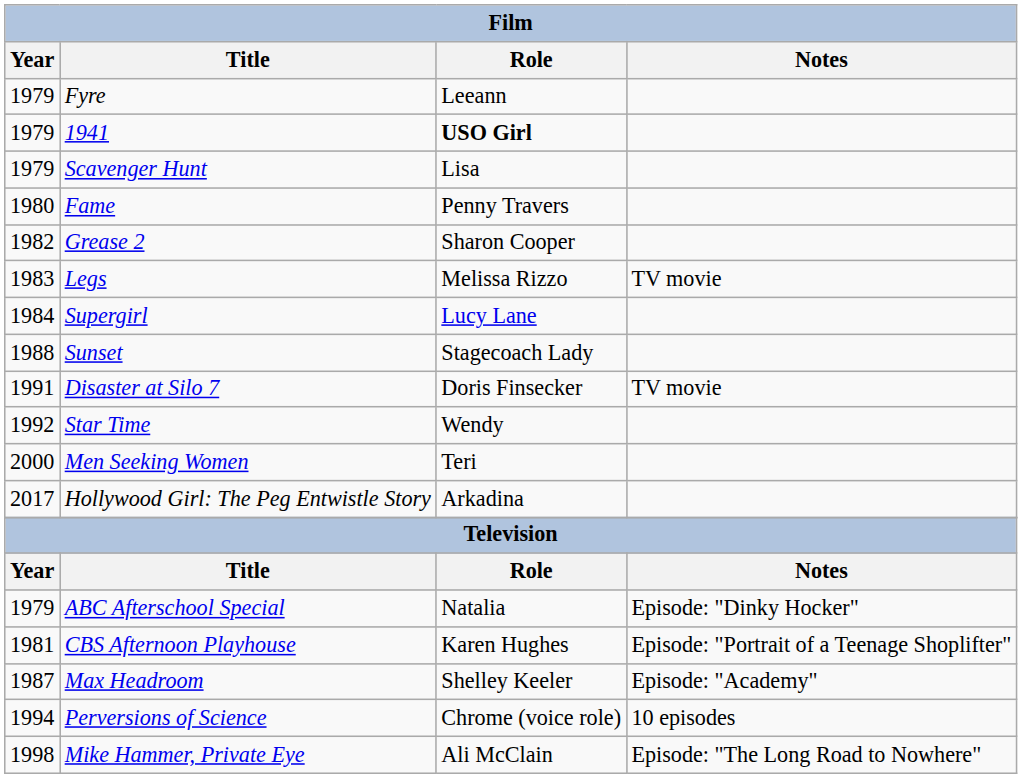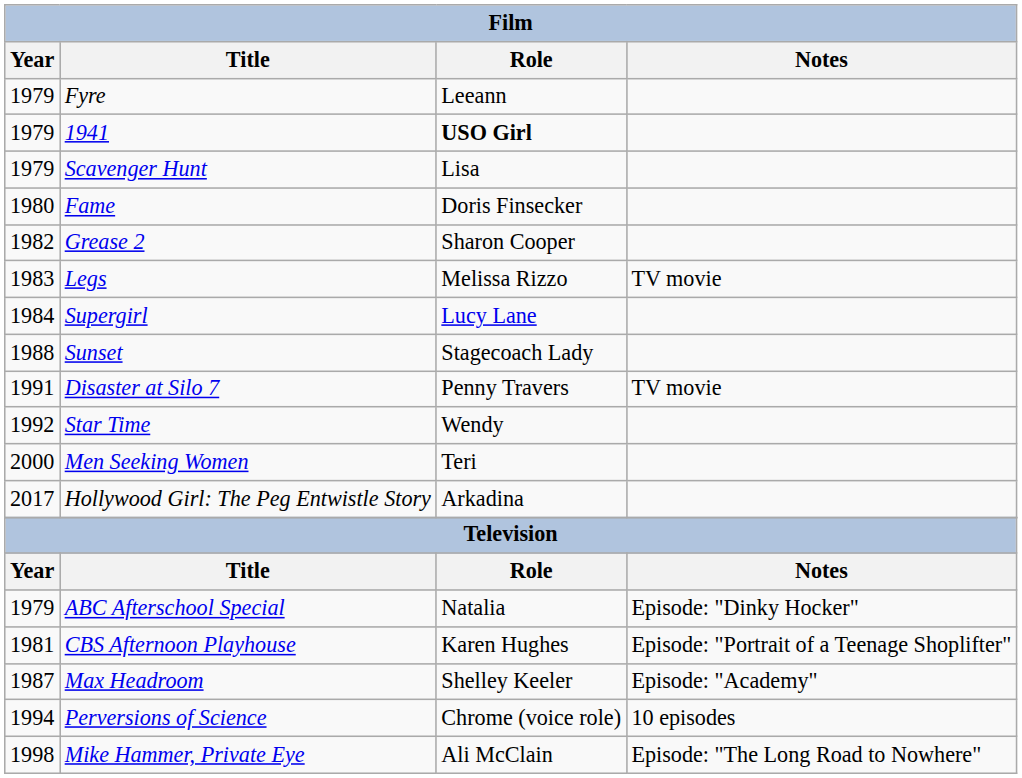(505, 206) Penny Travers -> (512, 206) Doris Finsecker
(512, 388) Doris Finsecker -> (505, 388) Penny Travers
